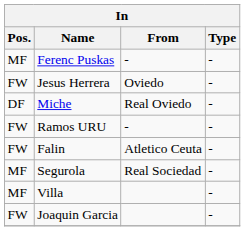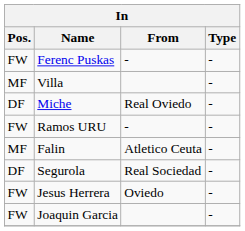(17, 60) MF -> (18, 60) FW
rows swapped: (74, 82) <-> (50, 192)
(18, 148) FW -> (17, 148) MF
(17, 170) MF -> (16, 170) DF
